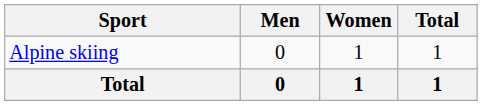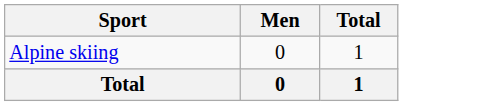- column: (359, 20)
